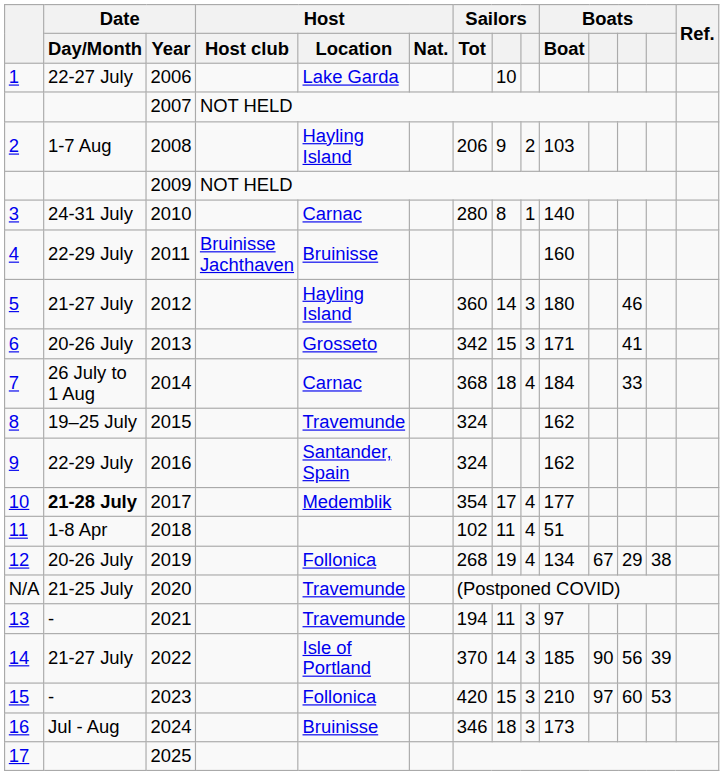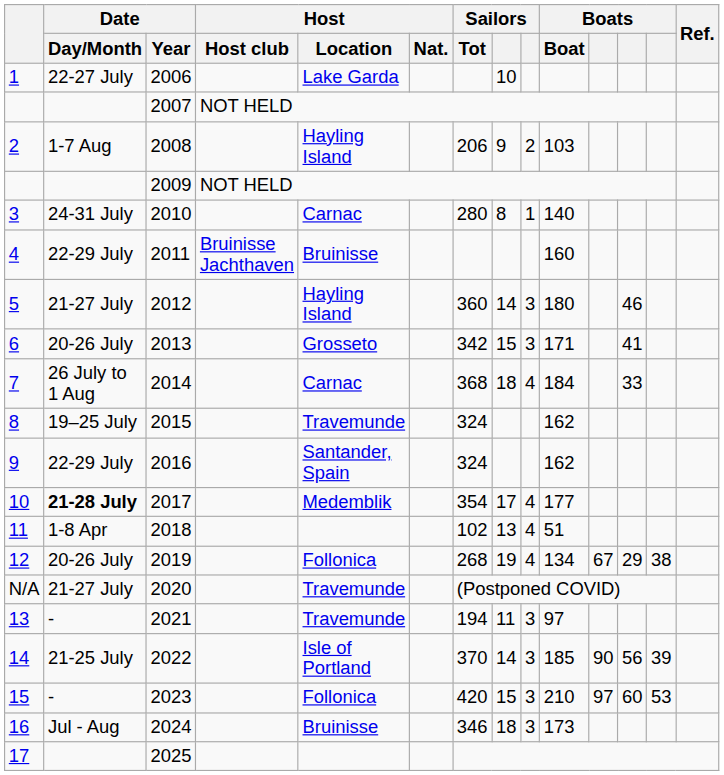(506, 531) 11 -> (506, 531) 13
(90, 589) 21-25 July -> (90, 589) 21-27 July
(90, 658) 21-27 July -> (90, 658) 21-25 July
